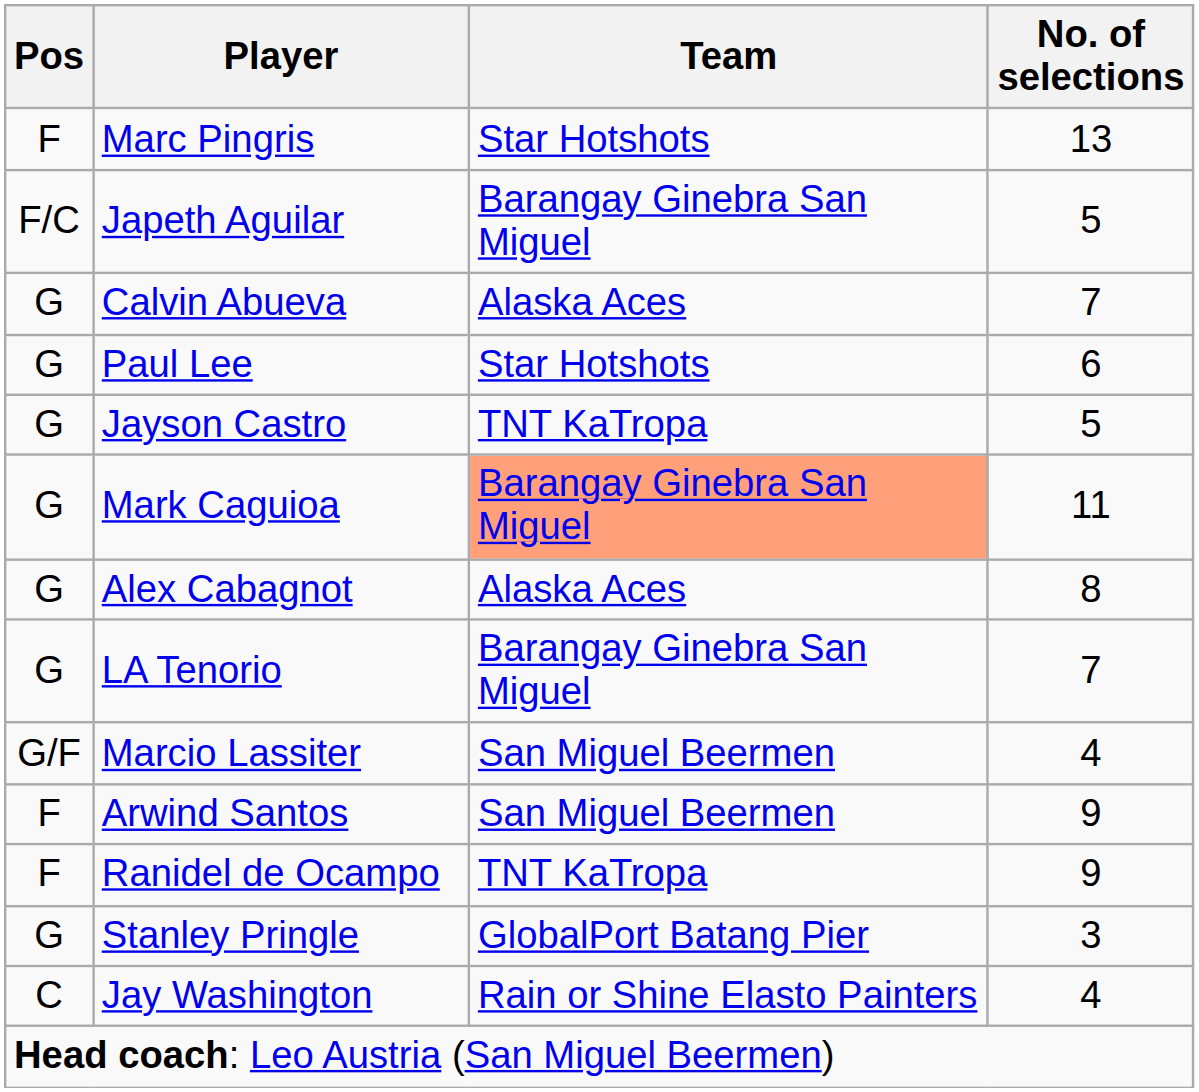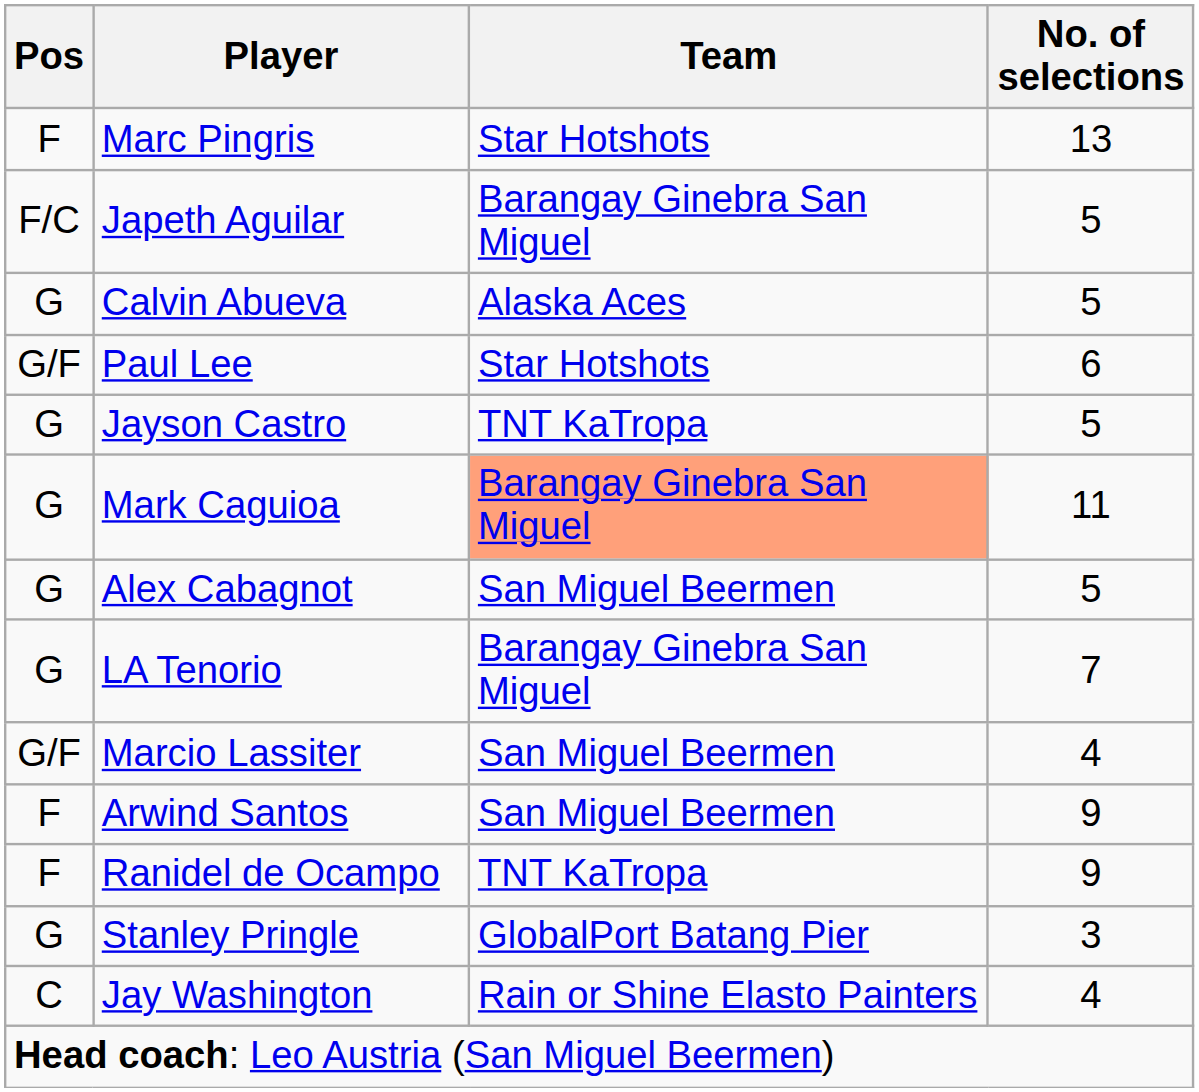(1091, 302) 7 -> (1091, 302) 5
(49, 363) G -> (49, 363) G/F
(582, 588) Alaska Aces -> (656, 588) San Miguel Beermen
(1091, 588) 8 -> (1091, 588) 5
